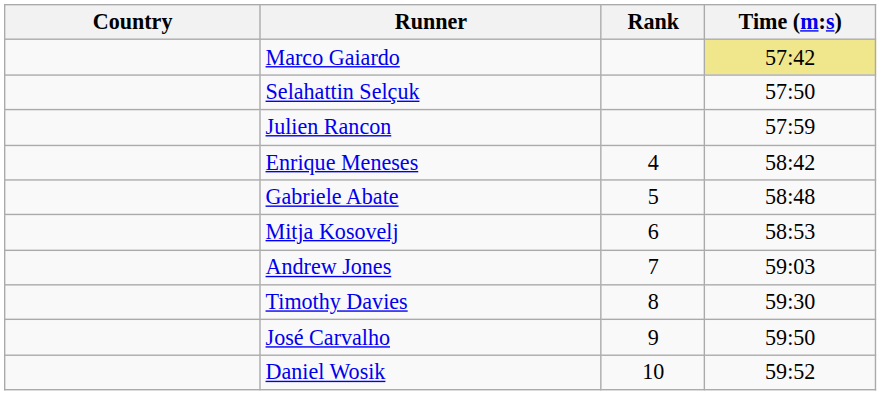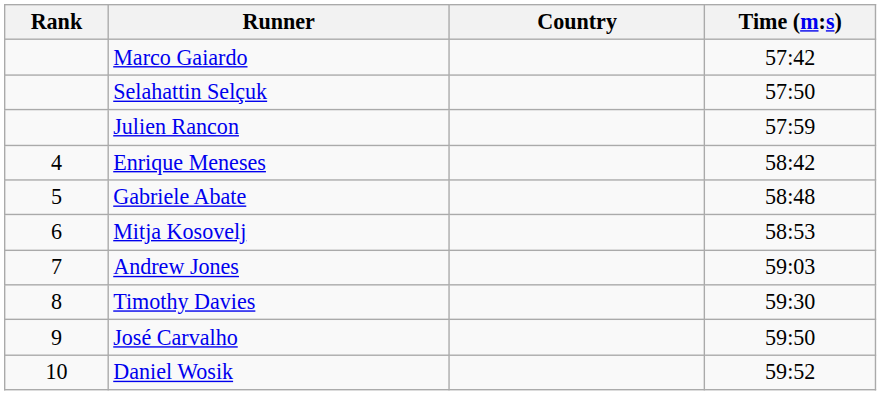columns swapped: (653, 22) <-> (133, 22)
(790, 57) khaki background -> (790, 57) no background
